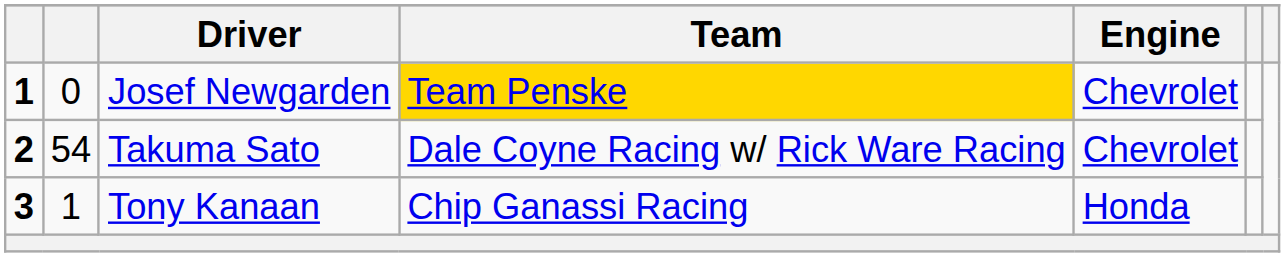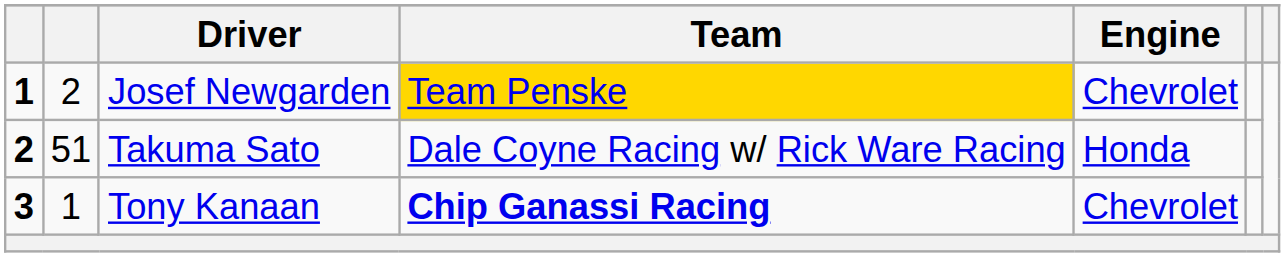(71, 92) 0 -> (71, 92) 2
(71, 149) 54 -> (71, 149) 51
(1160, 149) Chevrolet -> (1136, 149) Honda
(578, 207) normal -> (589, 207) bold
(1136, 207) Honda -> (1160, 207) Chevrolet
